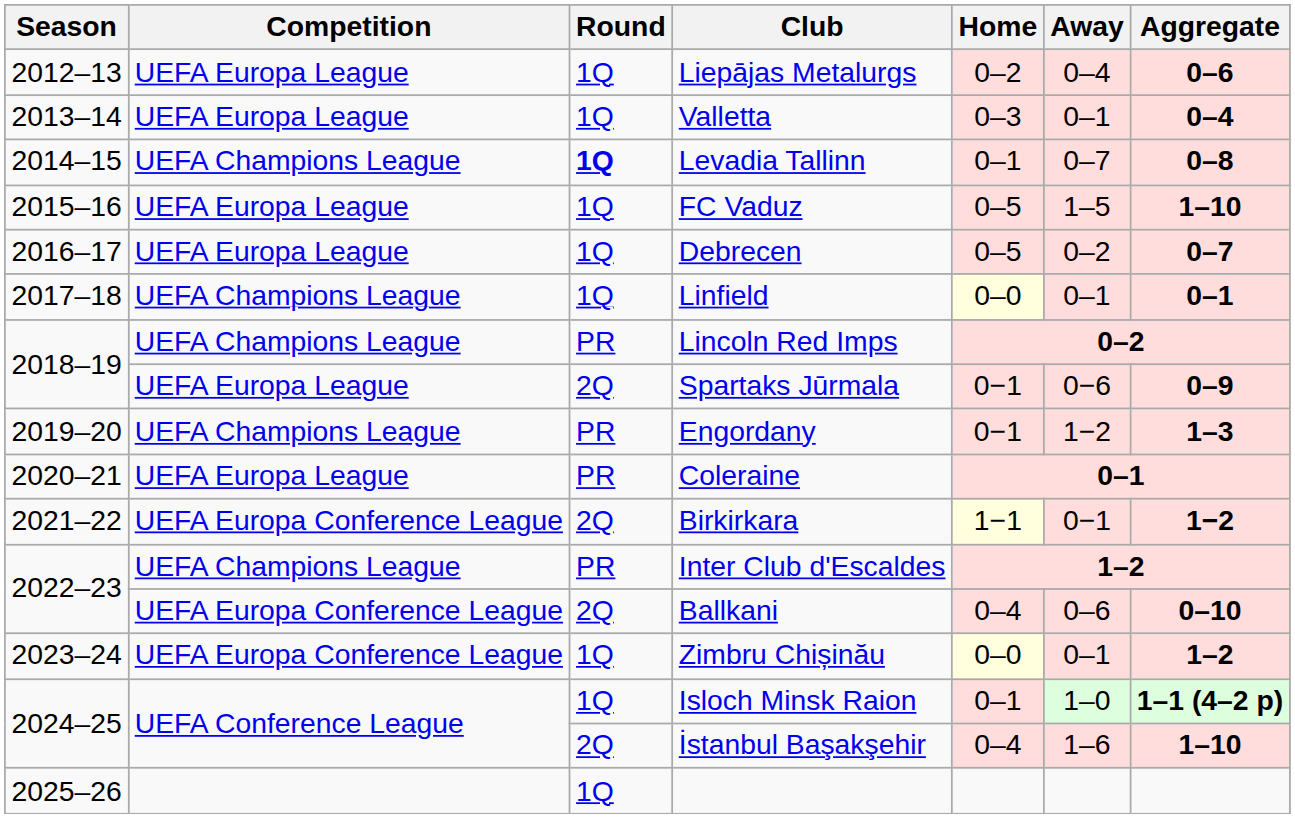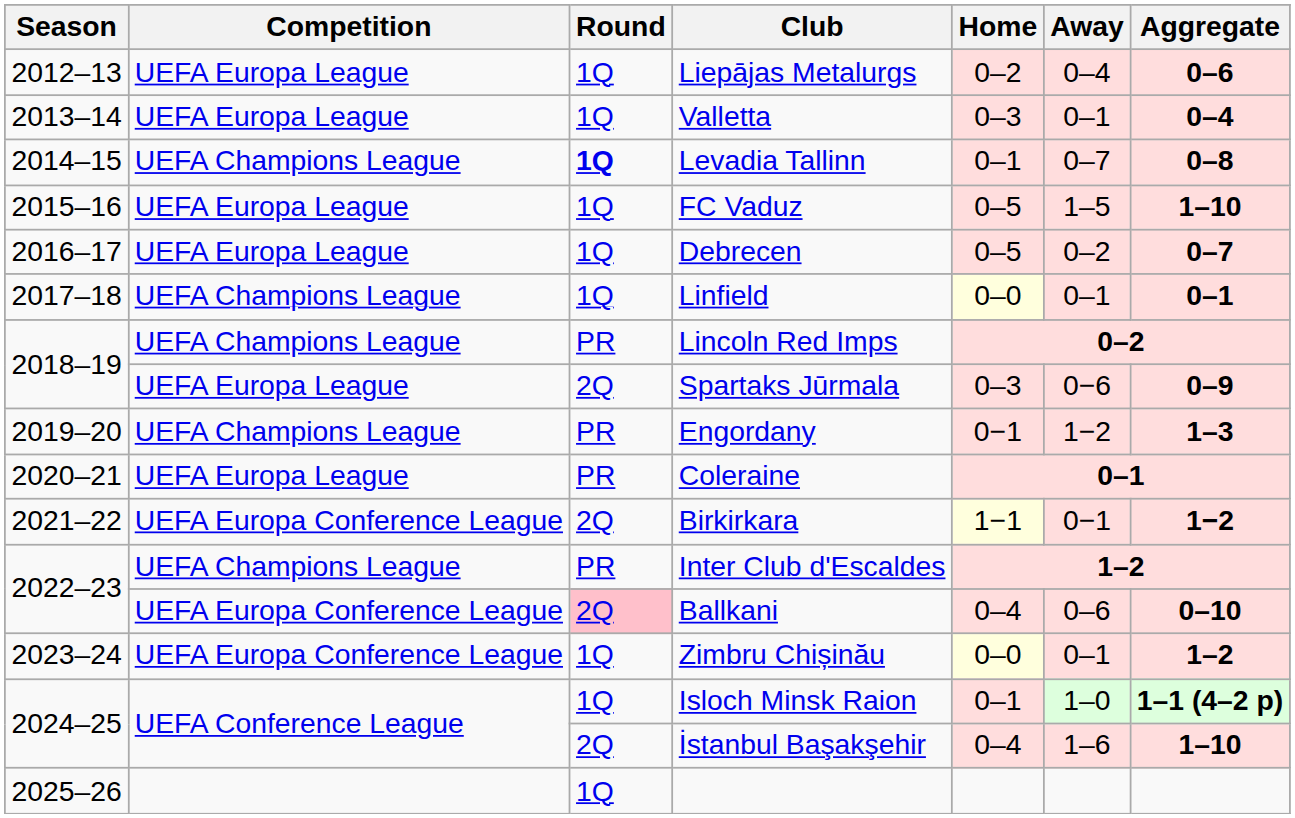(998, 386) 0−1 -> (998, 386) 0–3
(595, 610) no background -> (595, 610) pink background
